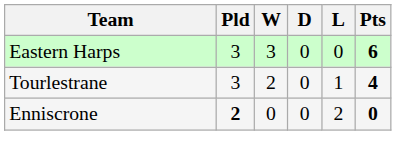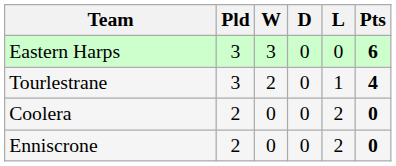+ row: (40, 113)
(235, 113) bold -> (235, 144) normal
